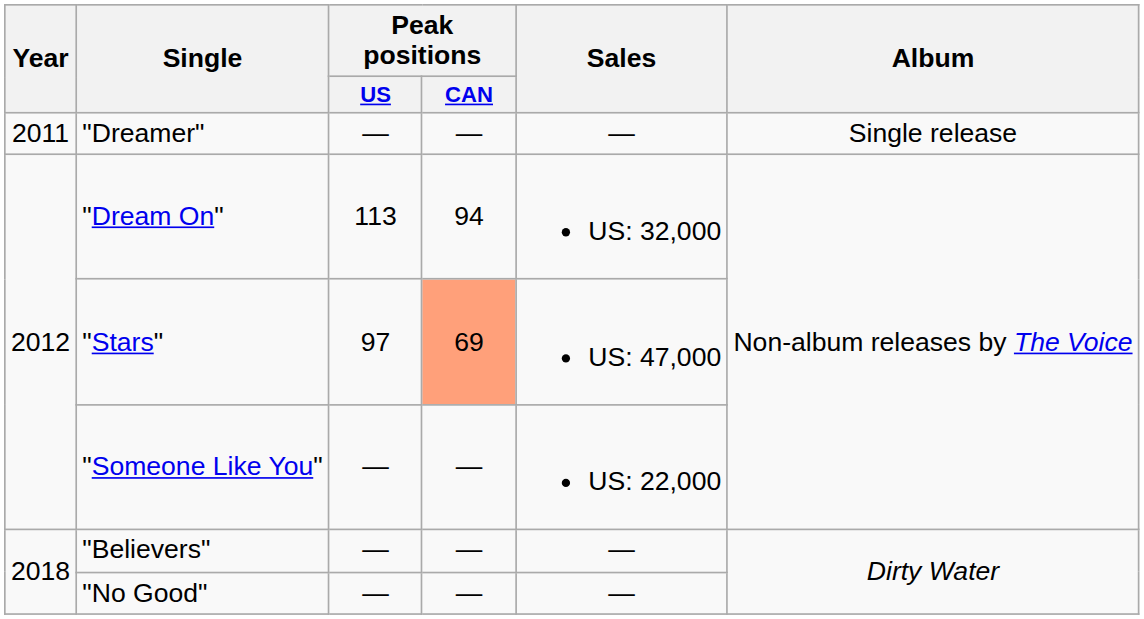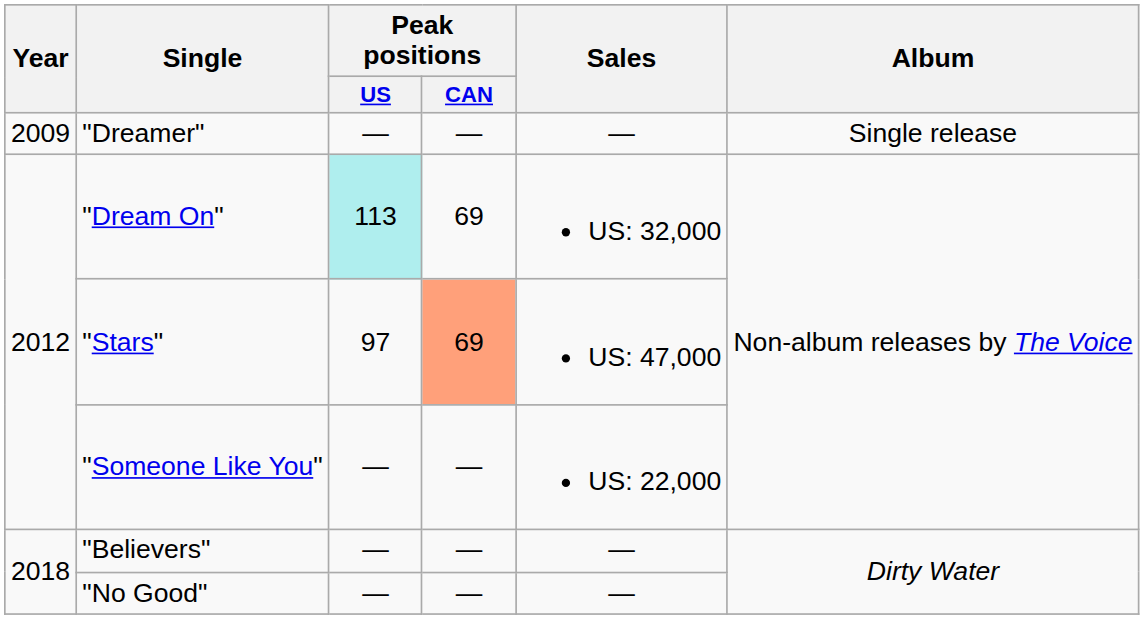(40, 132) 2011 -> (40, 132) 2009
(376, 216) no background -> (376, 216) paleturquoise background
(469, 216) 94 -> (469, 216) 69
